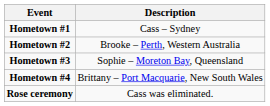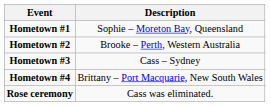(170, 28) Cass – Sydney -> (170, 28) Sophie – Moreton Bay, Queensland
(170, 61) Sophie – Moreton Bay, Queensland -> (170, 61) Cass – Sydney
